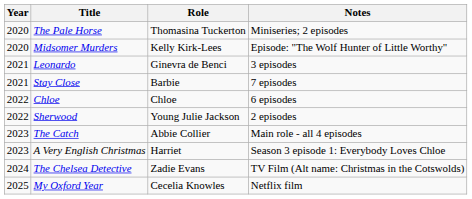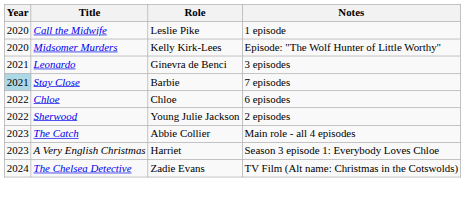+ row: (70, 30)
- row: (68, 30)
(18, 82) no background -> (18, 82) lightblue background
- row: (68, 185)
